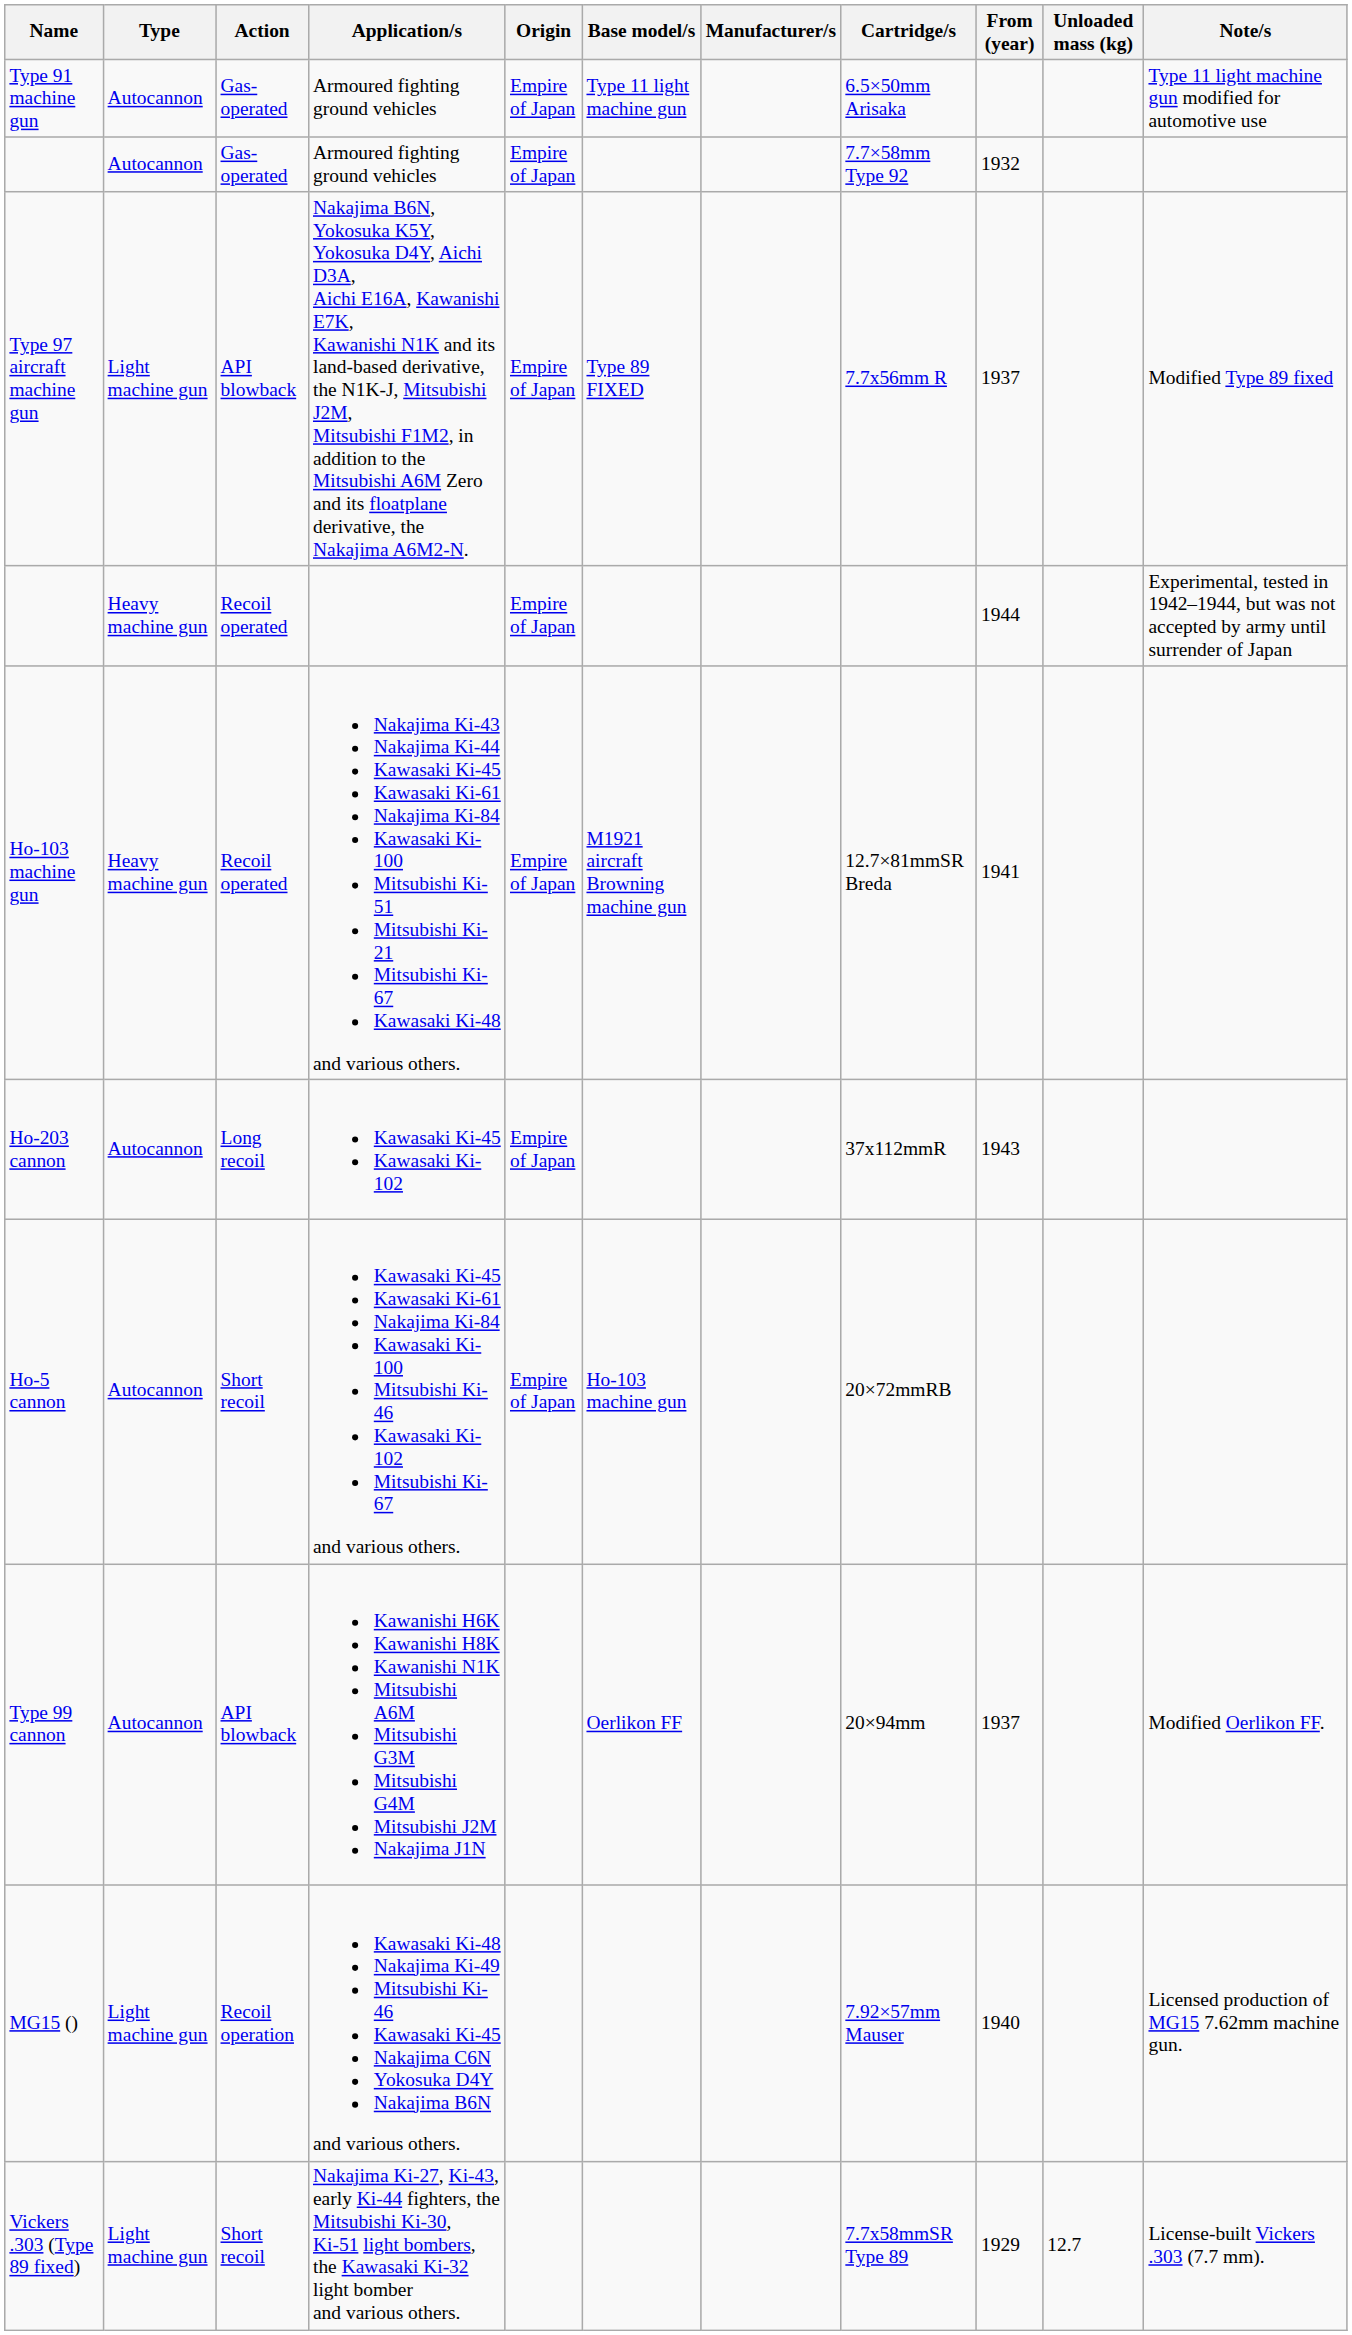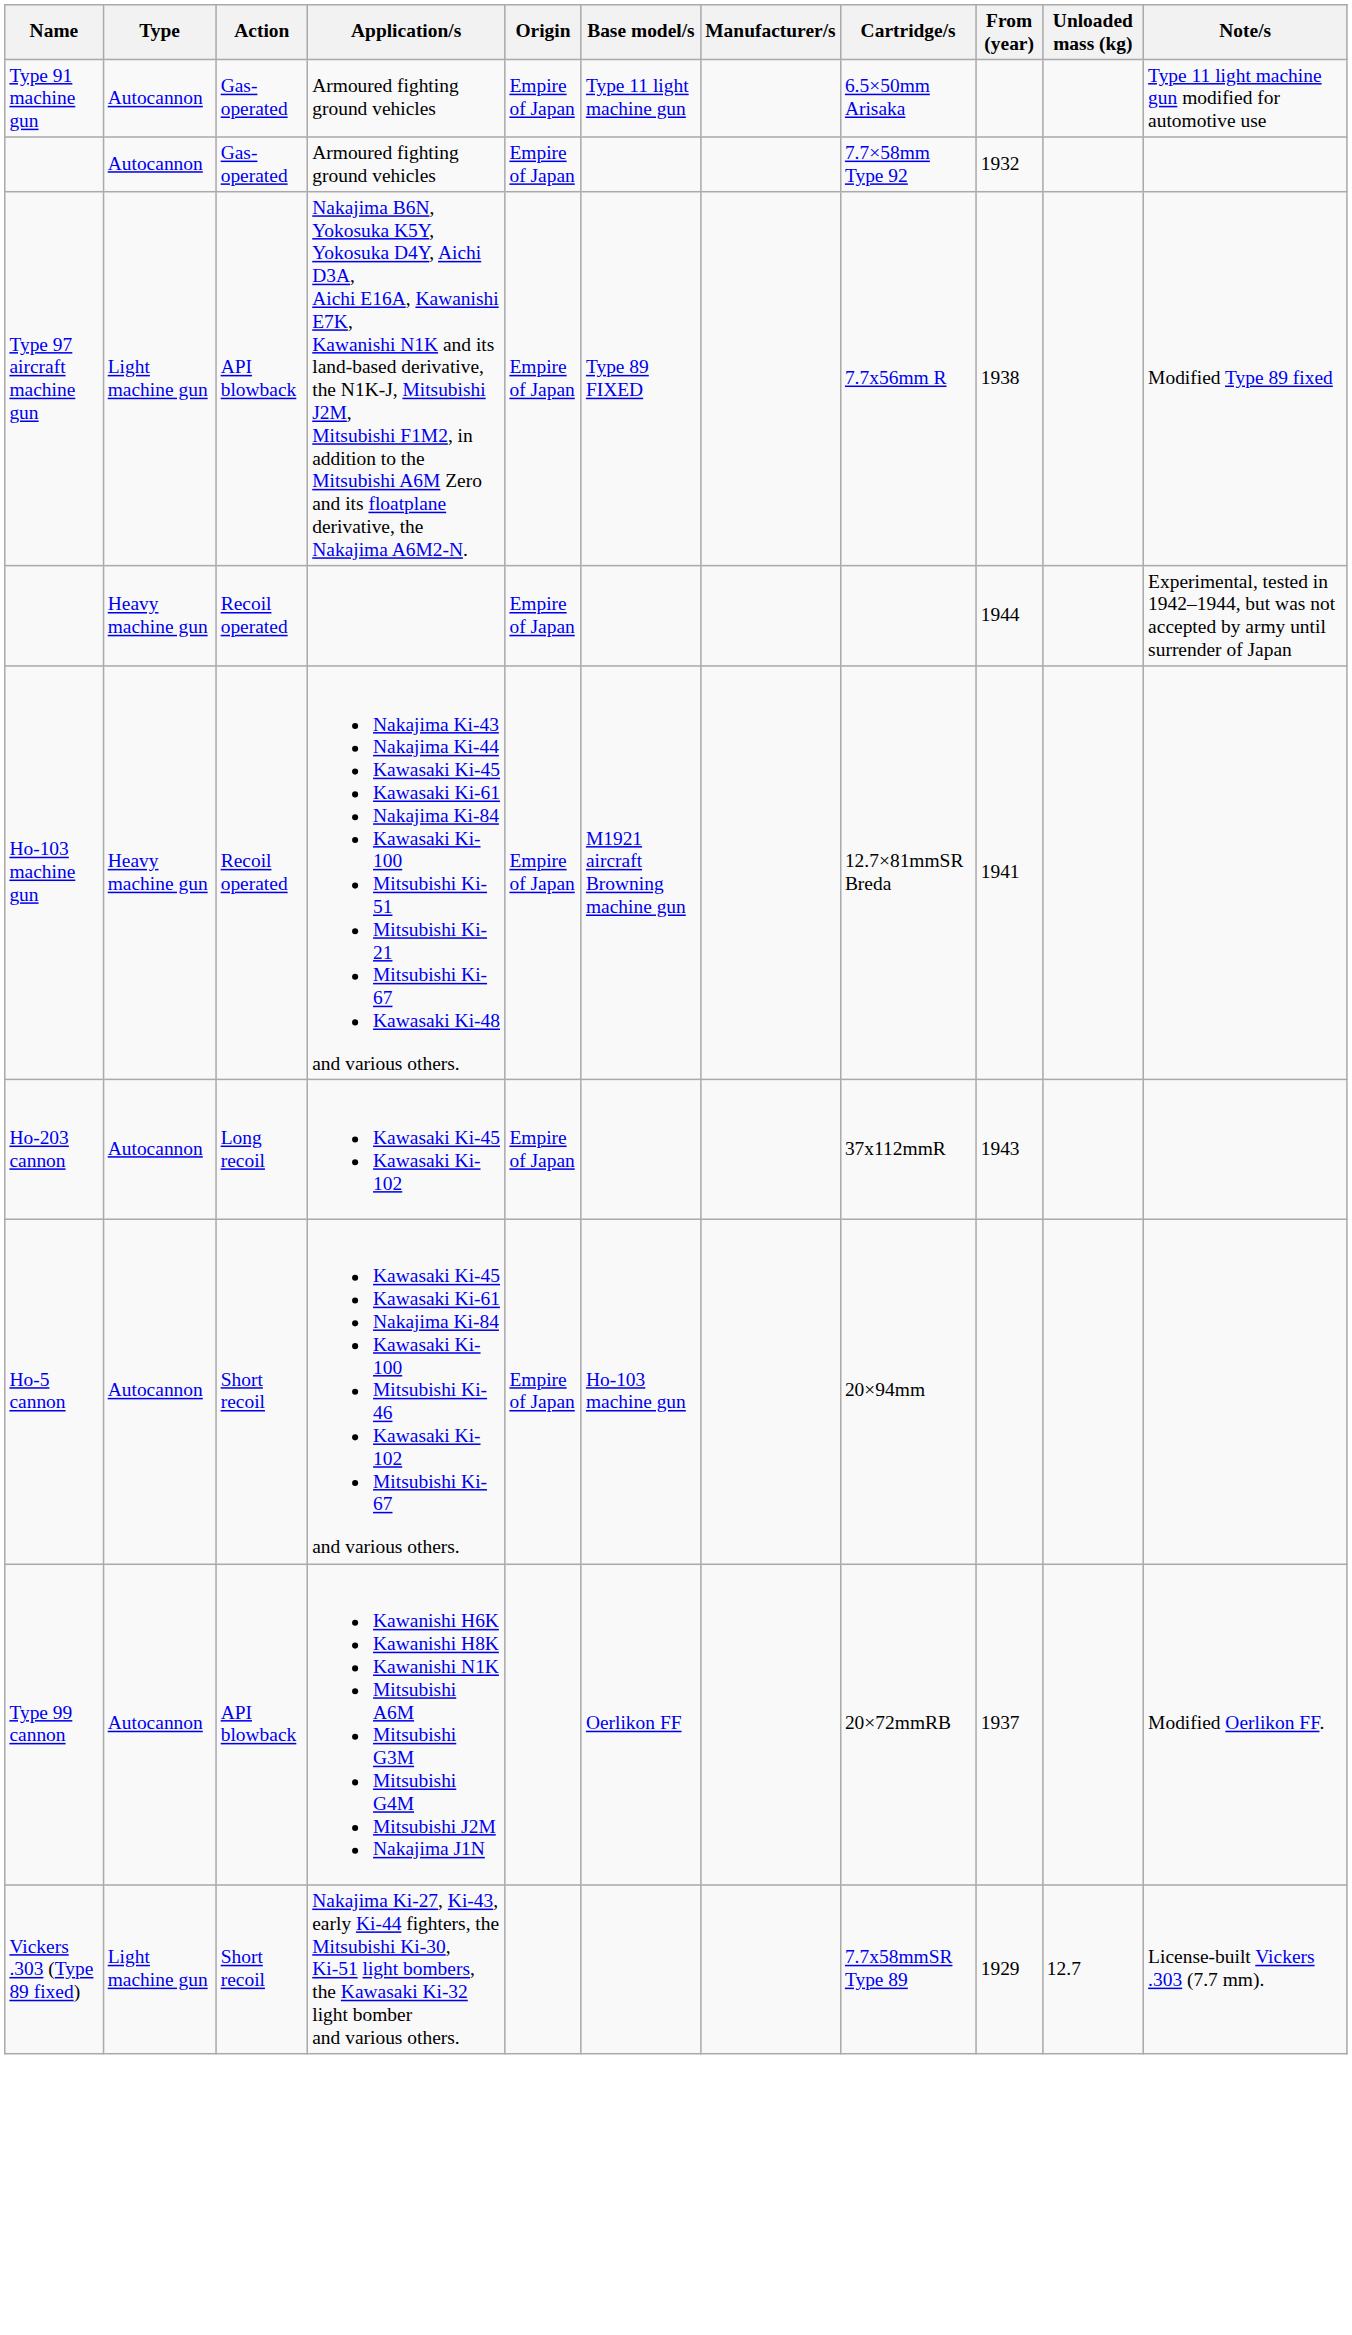(1001, 378) 1937 -> (1000, 378) 1938
(898, 1390) 20×72mmRB -> (885, 1390) 20×94mm
(885, 1723) 20×94mm -> (898, 1723) 20×72mmRB
- row: (44, 2022)
